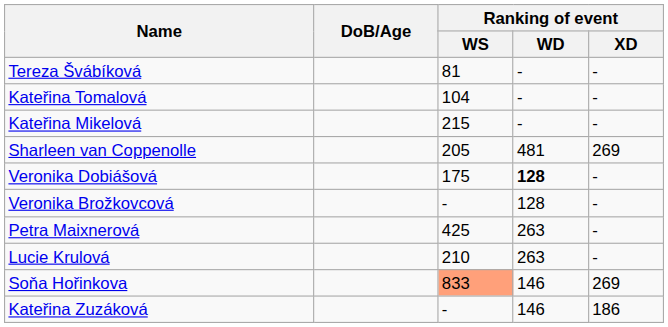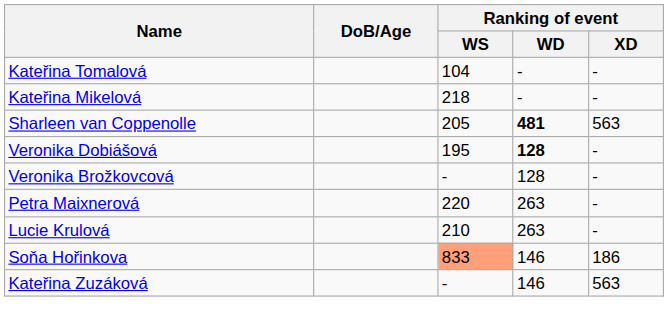- row: (75, 71)
(456, 124) 215 -> (456, 97) 218
(531, 150) normal -> (531, 124) bold
(606, 150) 269 -> (606, 124) 563
(456, 177) 175 -> (456, 150) 195
(456, 230) 425 -> (456, 203) 220
(606, 283) 269 -> (606, 256) 186
(606, 309) 186 -> (606, 283) 563
